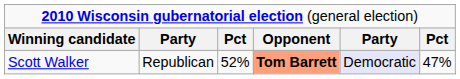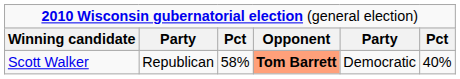(235, 62) 52% -> (235, 62) 58%
(380, 62) lavender background -> (380, 62) no background
(437, 62) 47% -> (437, 62) 40%
